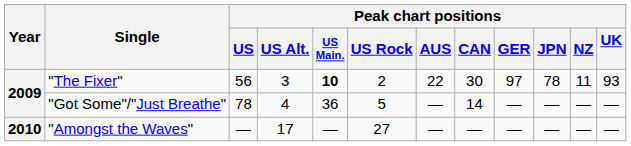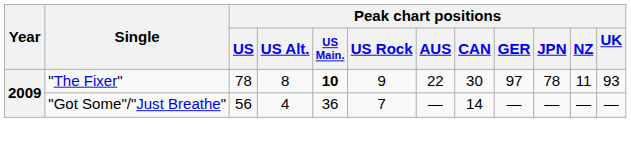(243, 81) 56 -> (243, 81) 78
(285, 81) 3 -> (285, 81) 8
(382, 81) 2 -> (382, 81) 9
(243, 104) 78 -> (243, 104) 56
(382, 104) 5 -> (382, 104) 7
- row: (121, 128)
